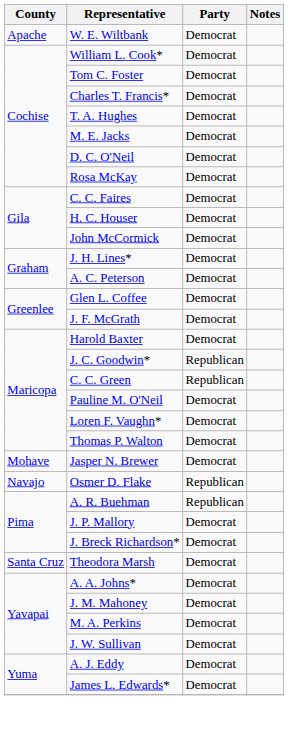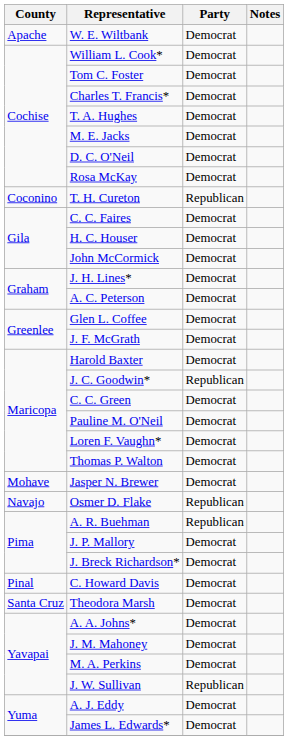+ row: (105, 197)
(215, 380) Republican -> (211, 400) Democrat
+ row: (114, 583)
(211, 643) Democrat -> (215, 684) Republican
